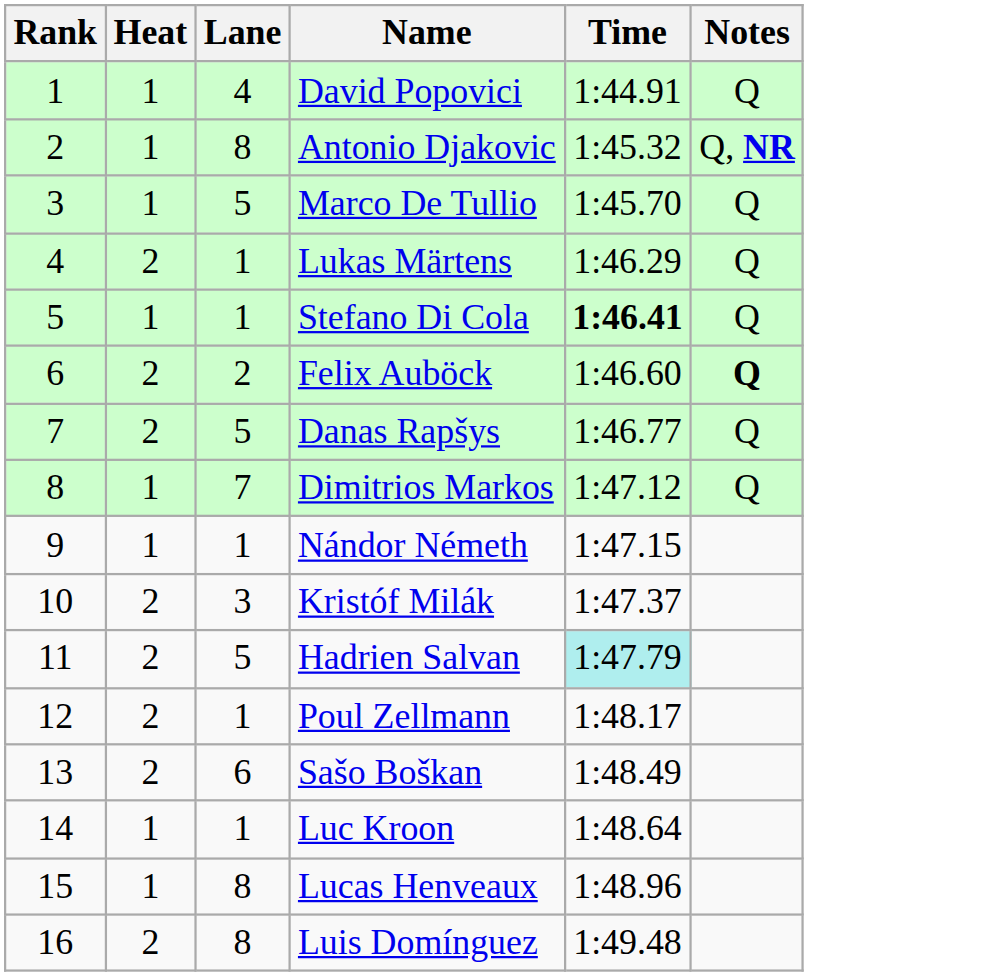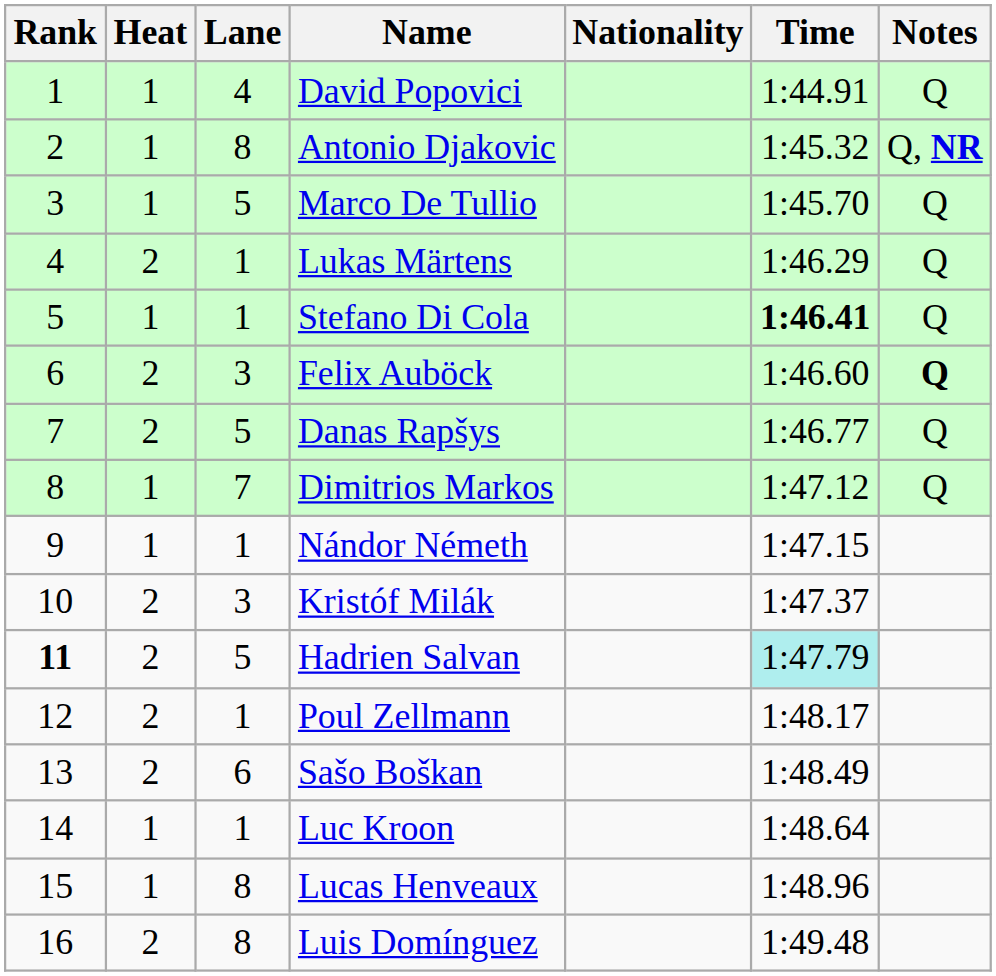+ column: (658, 32)
(243, 373) 2 -> (243, 373) 3
(55, 658) normal -> (55, 658) bold
